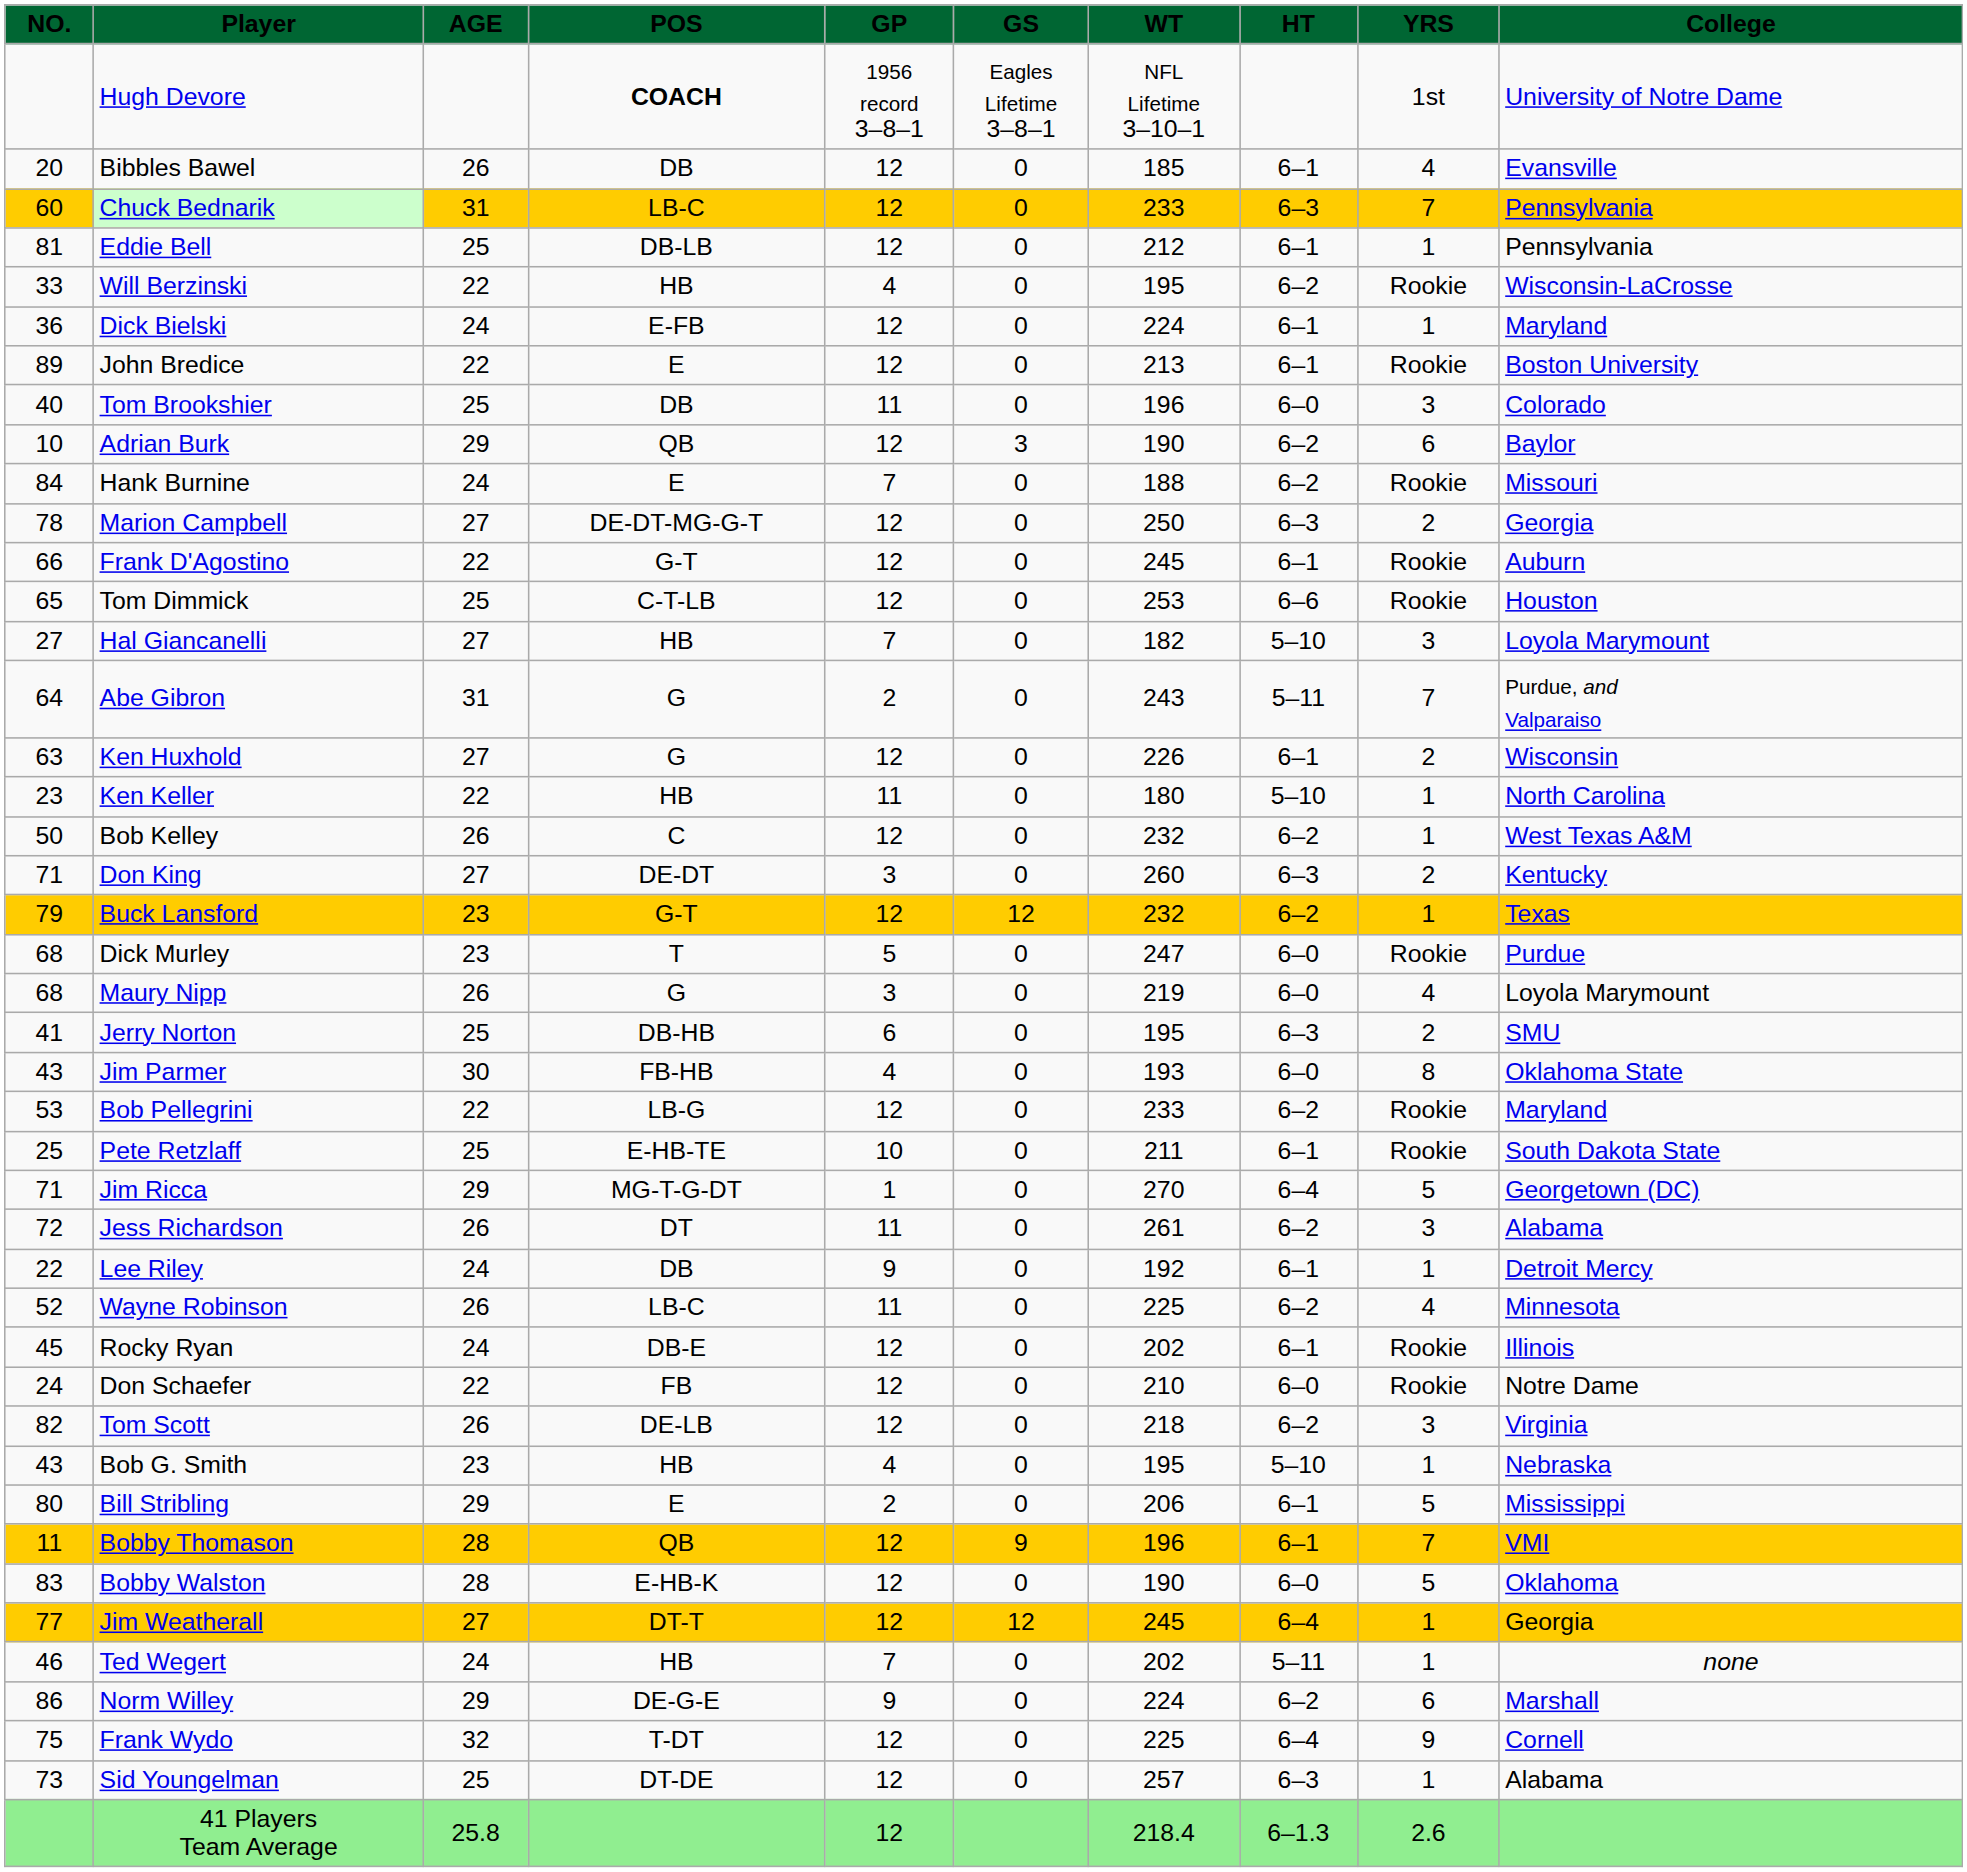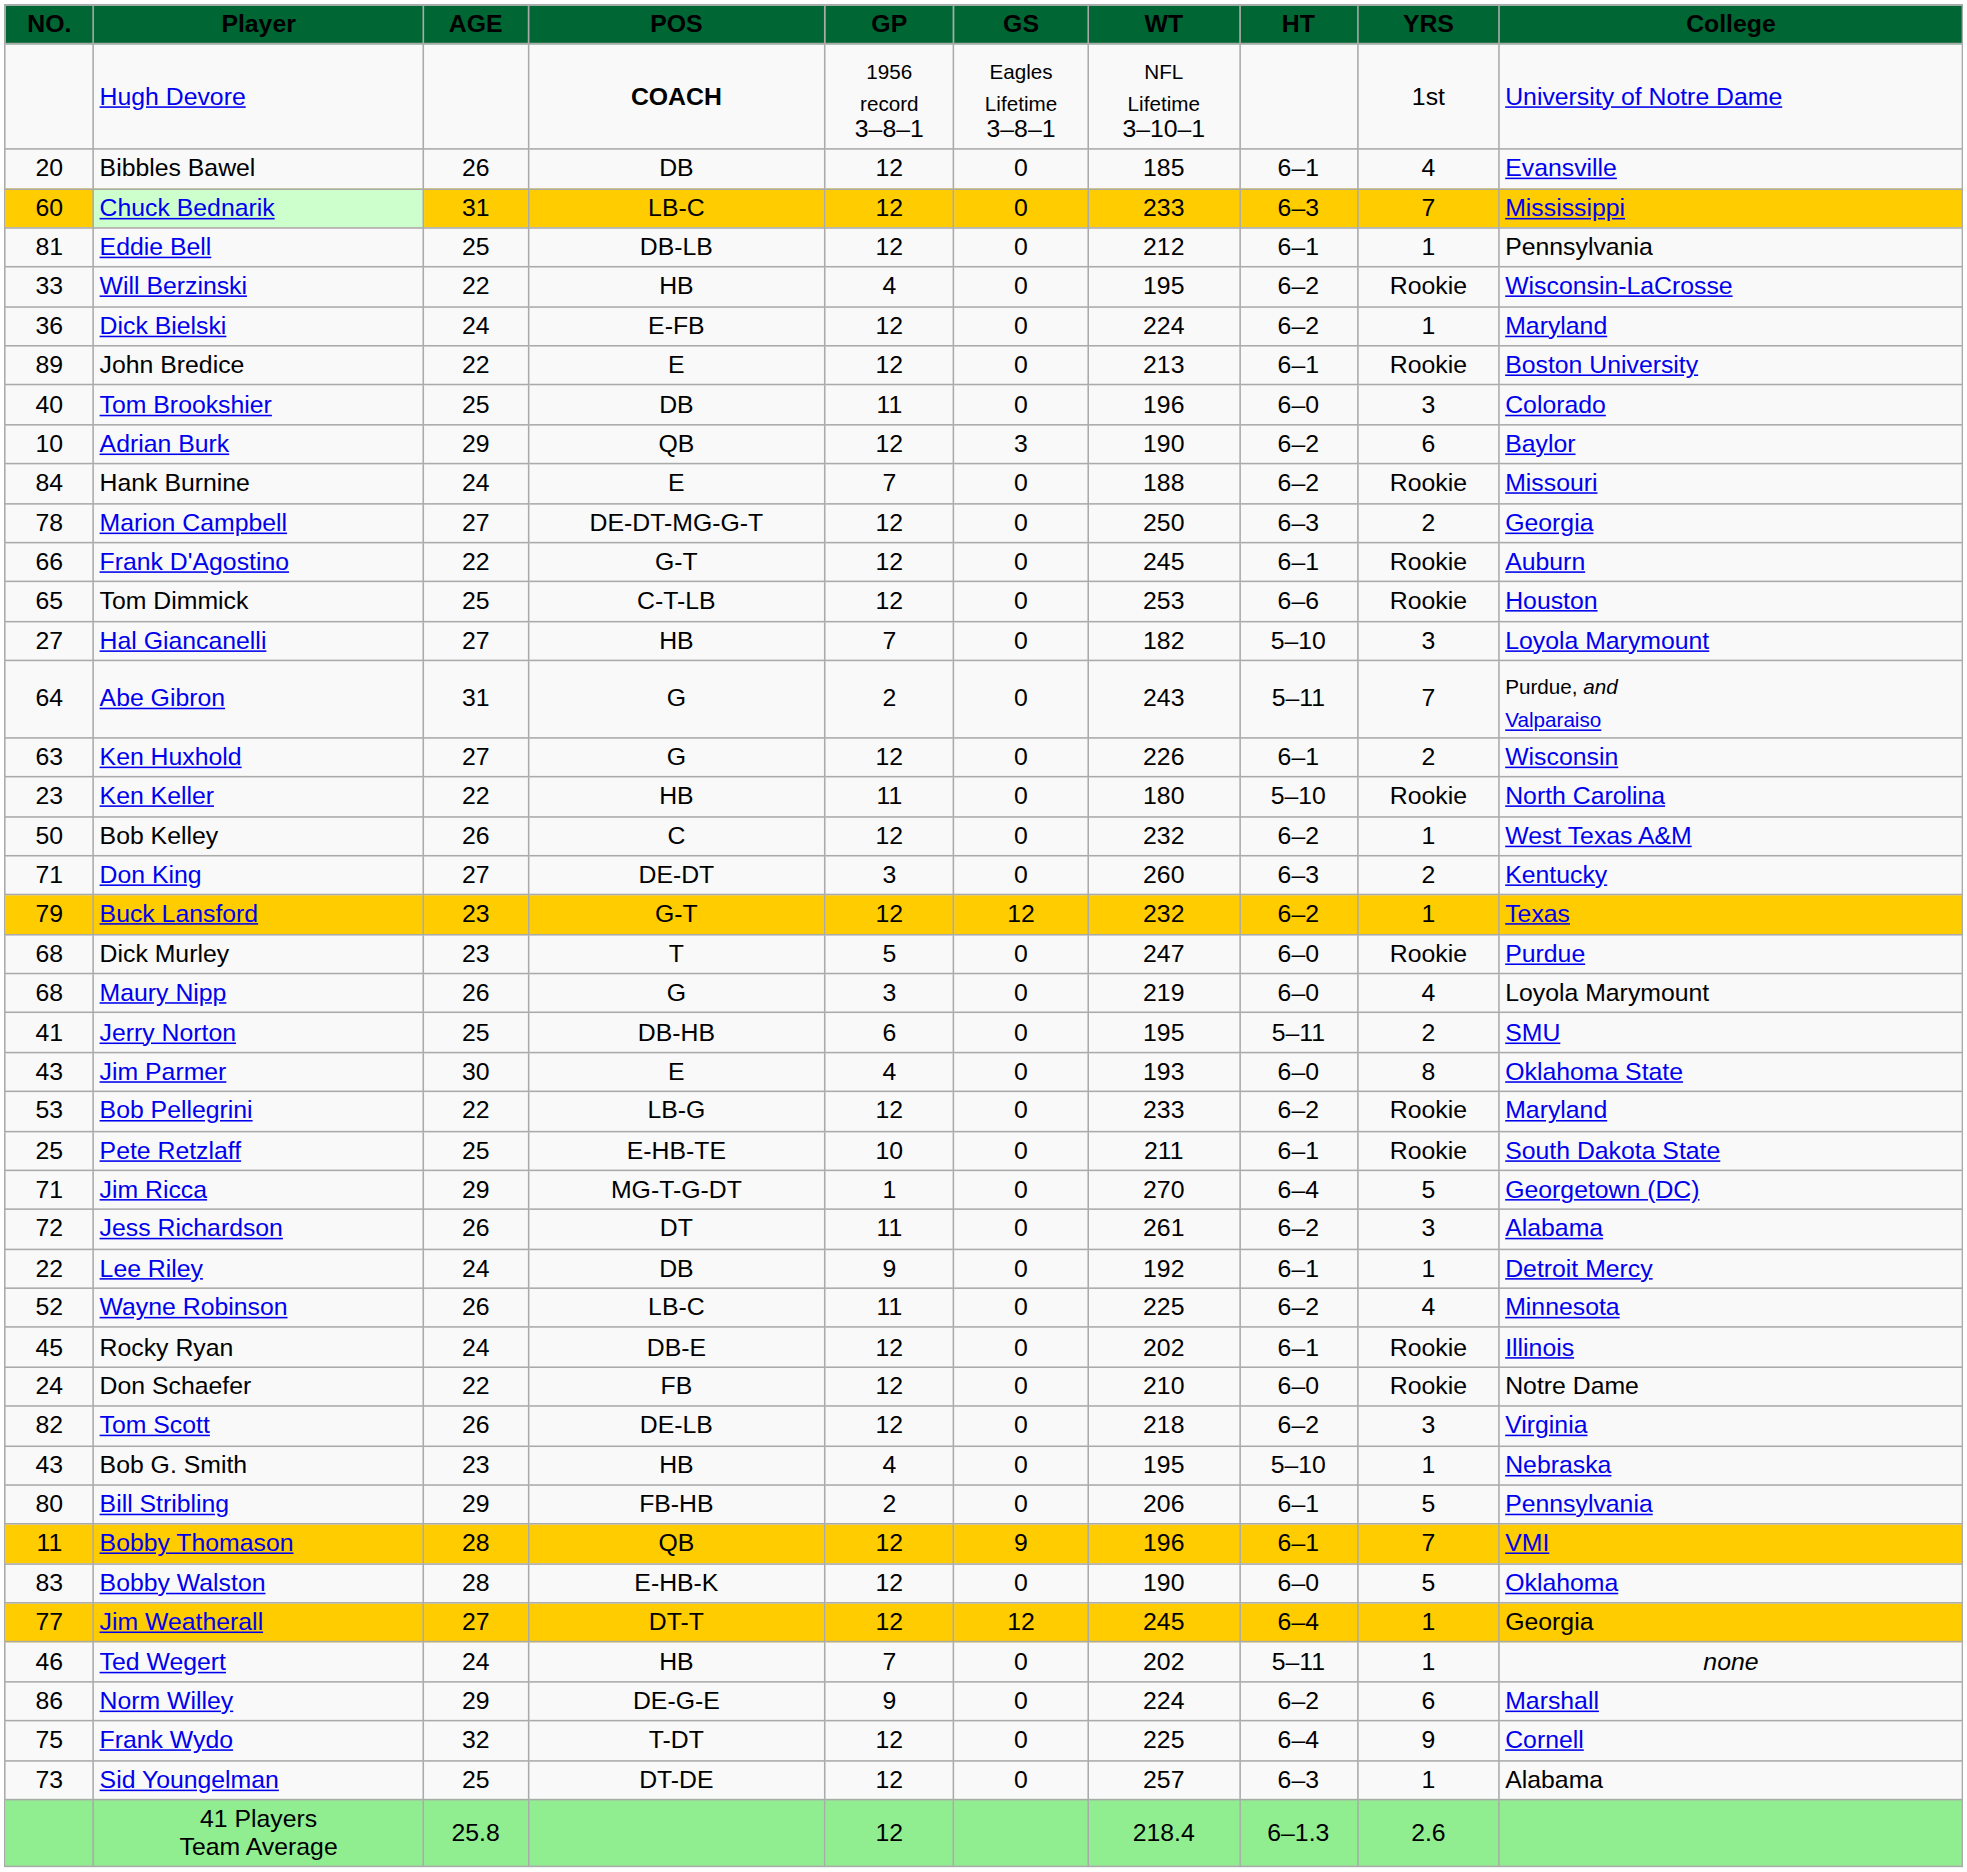(1579, 207) Pennsylvania -> (1565, 207) Mississippi
(1298, 325) 6–1 -> (1298, 325) 6–2
(1428, 796) 1 -> (1428, 796) Rookie
(1298, 1032) 6–3 -> (1298, 1032) 5–11
(676, 1071) FB-HB -> (676, 1071) E
(676, 1504) E -> (676, 1504) FB-HB
(1565, 1504) Mississippi -> (1579, 1504) Pennsylvania
